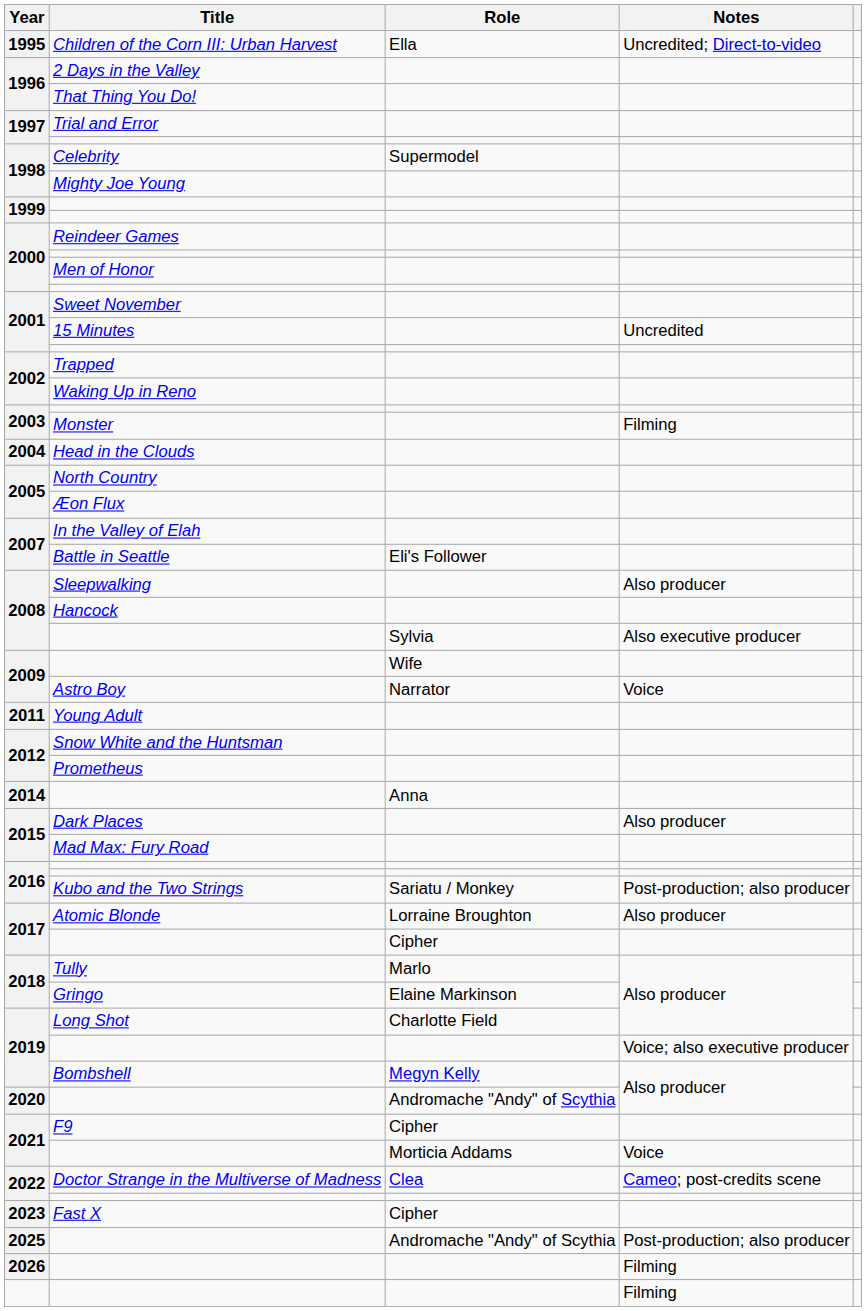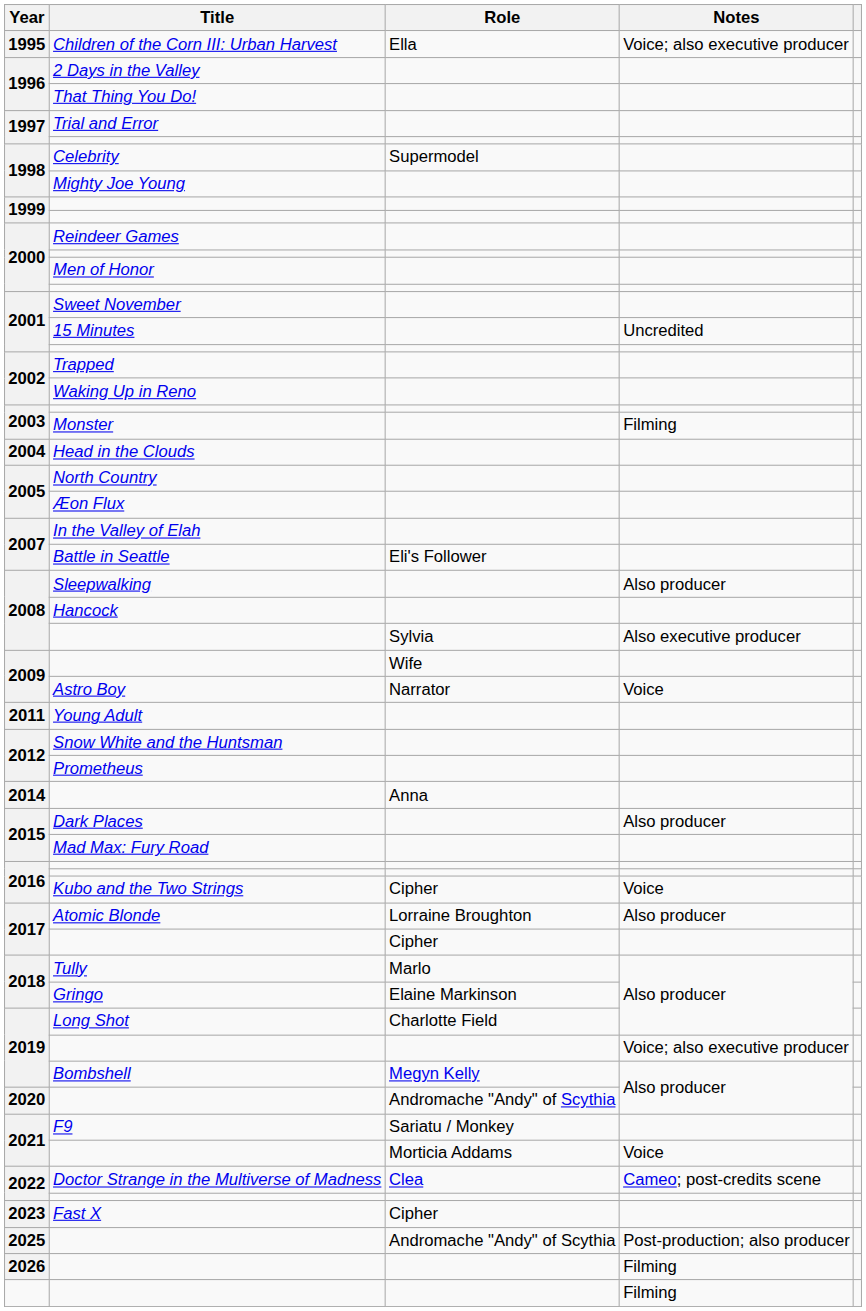(722, 44) Uncredited; Direct-to-video -> (736, 44) Voice; also executive producer
(451, 889) Sariatu / Monkey -> (414, 889) Cipher
(736, 889) Post-production; also producer -> (643, 889) Voice
(414, 1126) Cipher -> (451, 1126) Sariatu / Monkey
